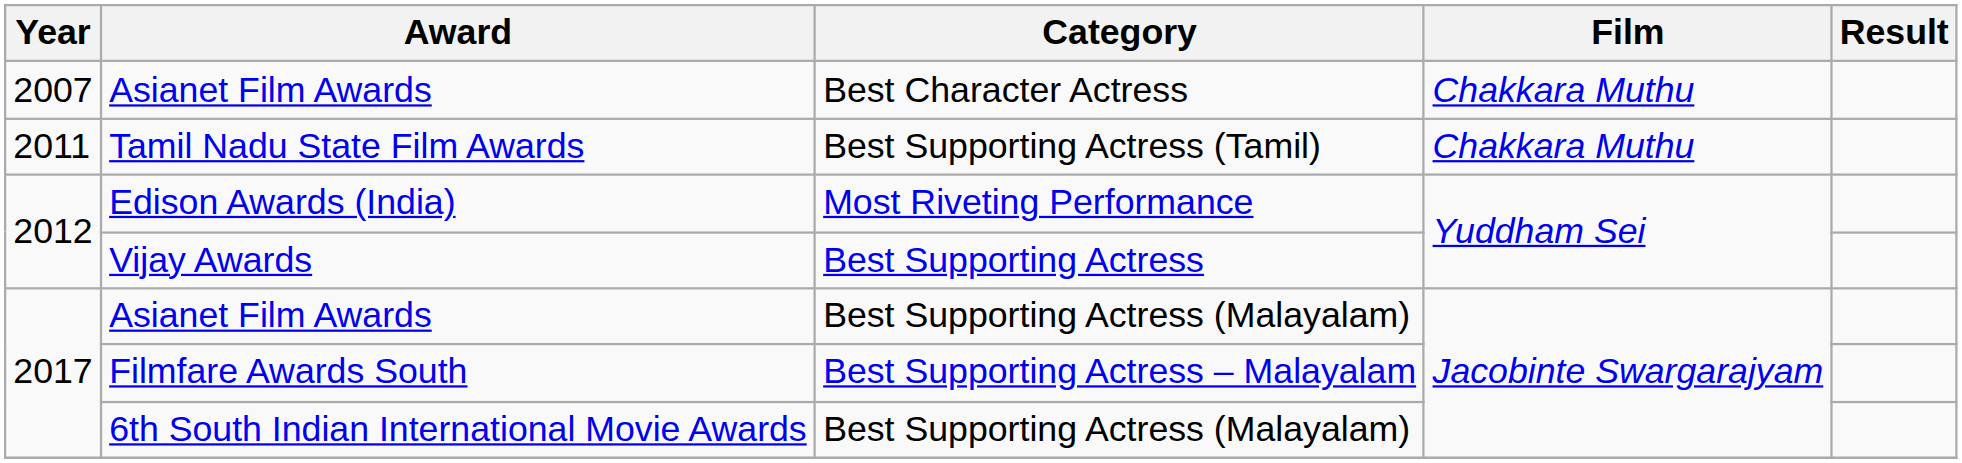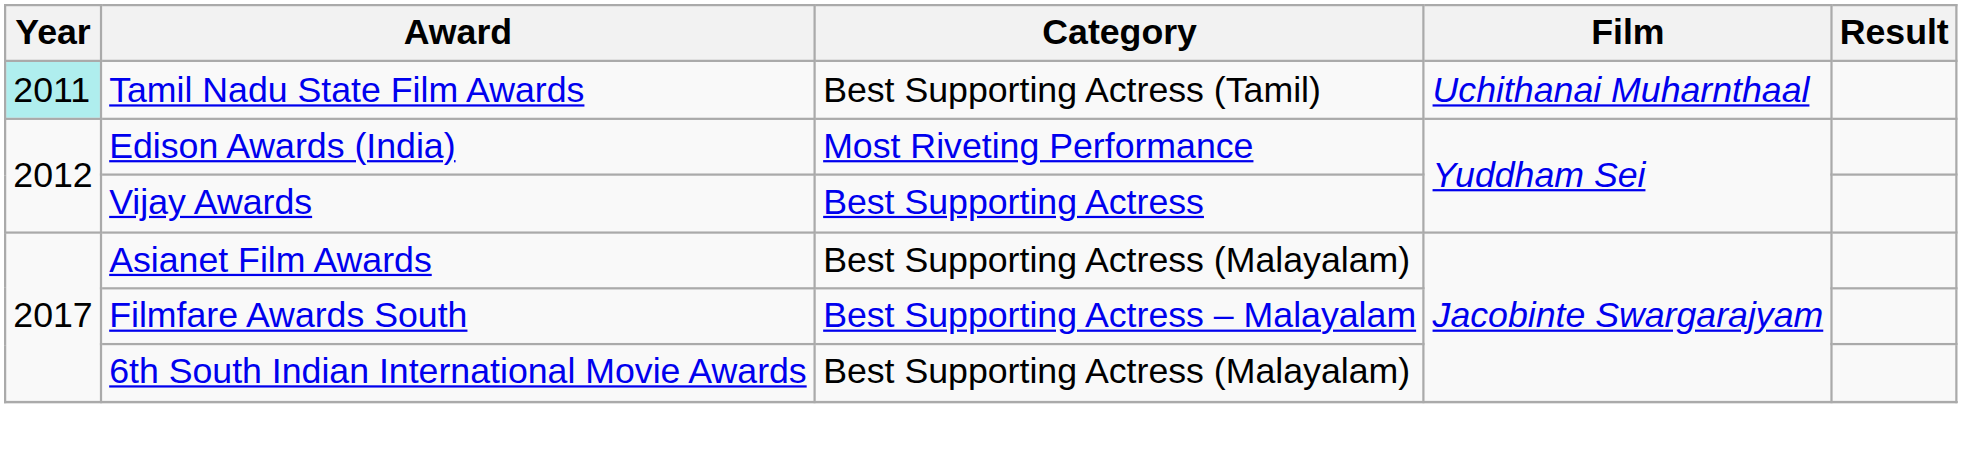- row: (270, 89)
(52, 145) no background -> (52, 89) paleturquoise background
(1563, 145) Chakkara Muthu -> (1621, 89) Uchithanai Muharnthaal
